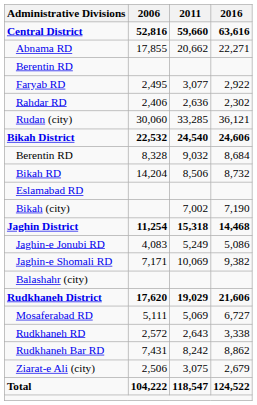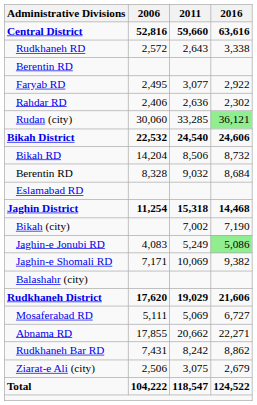rows swapped: (44, 48) <-> (51, 333)
(234, 119) no background -> (234, 119) lightgreen background
rows swapped: (44, 155) <-> (38, 173)
rows swapped: (43, 208) <-> (43, 226)
(237, 244) no background -> (237, 244) lightgreen background
